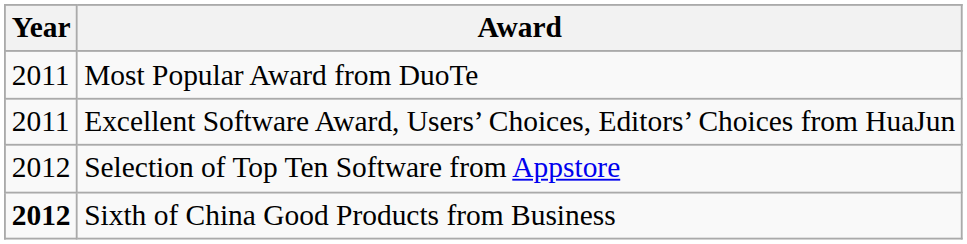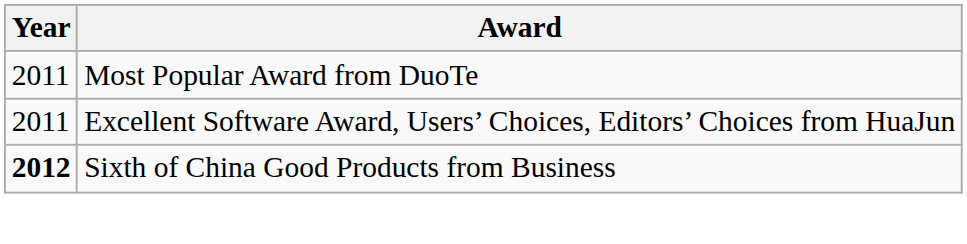- row: (352, 167)
